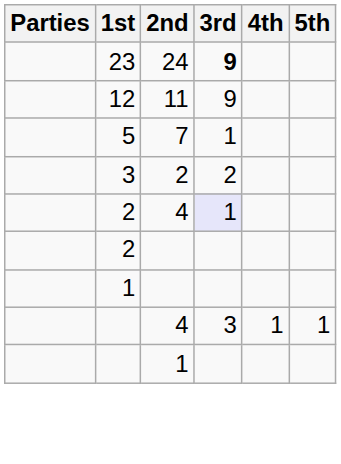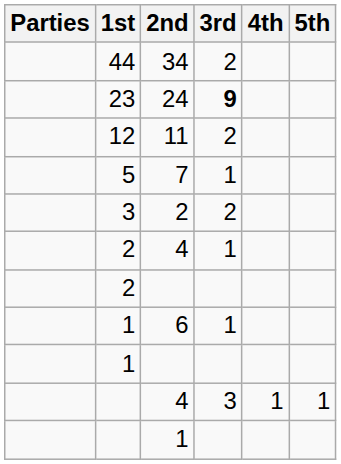+ row: (122, 61)
(230, 99) 9 -> (230, 136) 2
(230, 212) lavender background -> (230, 250) no background
+ row: (129, 325)
